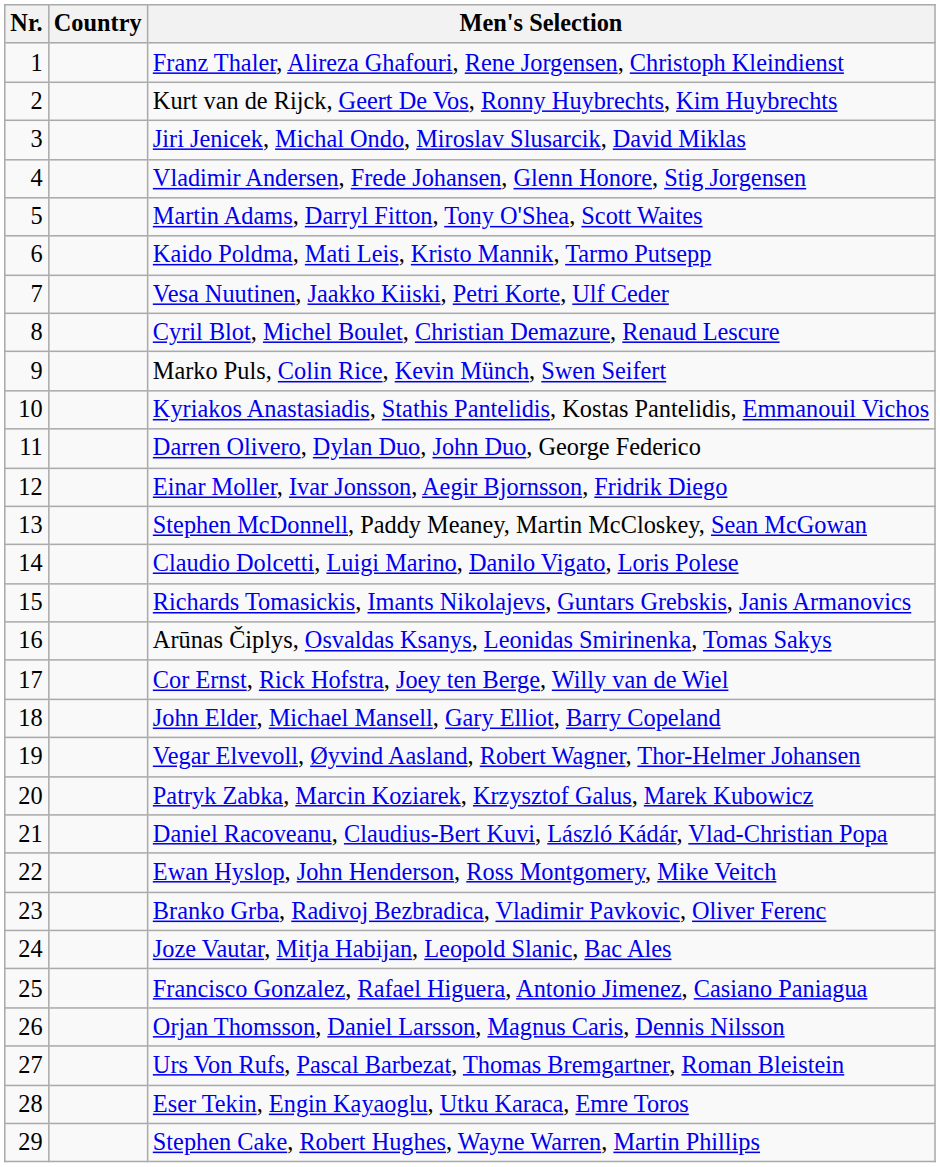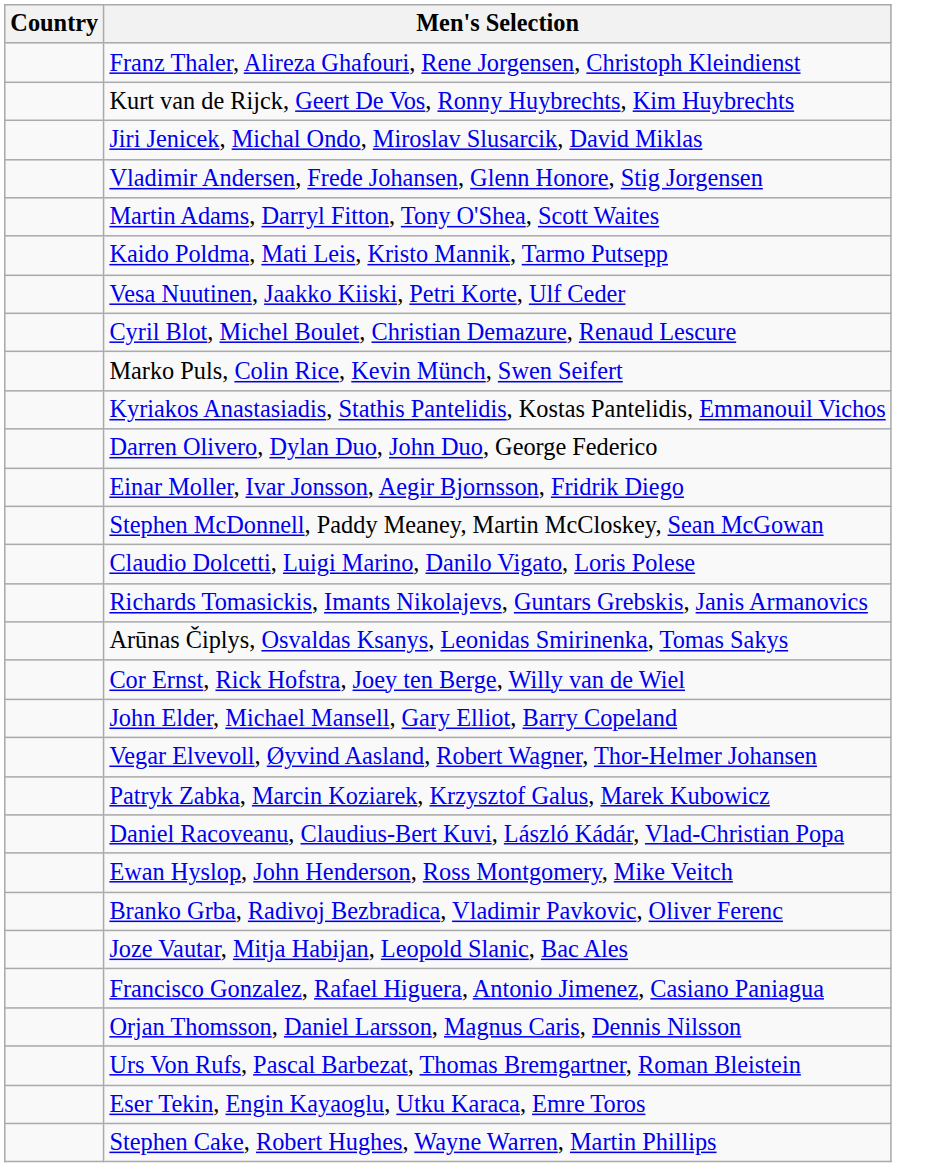- column: (26, 23)
